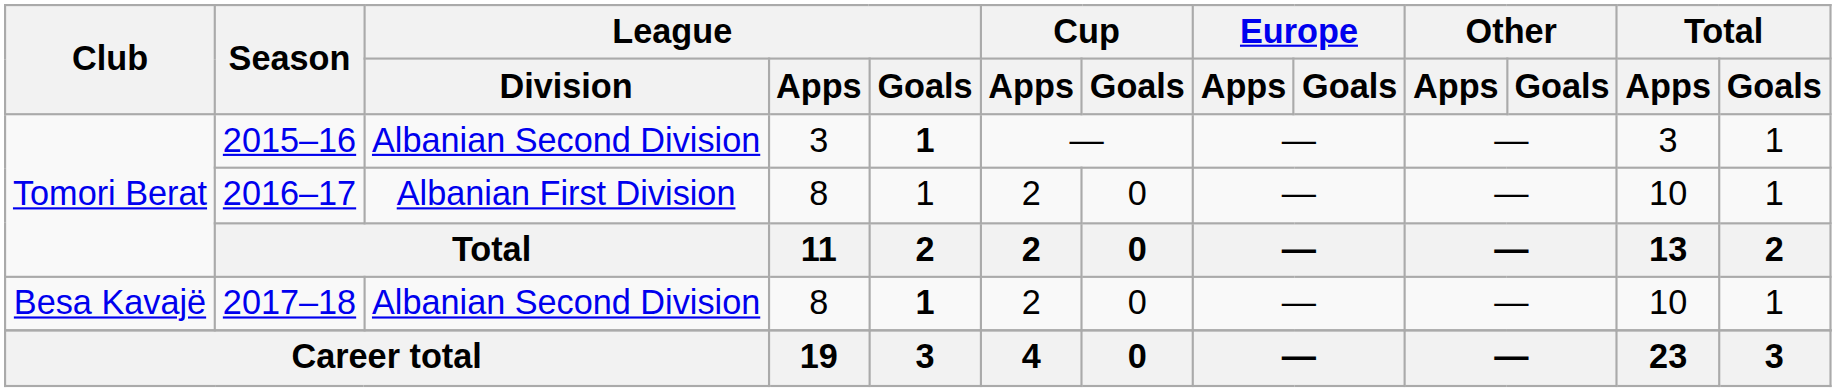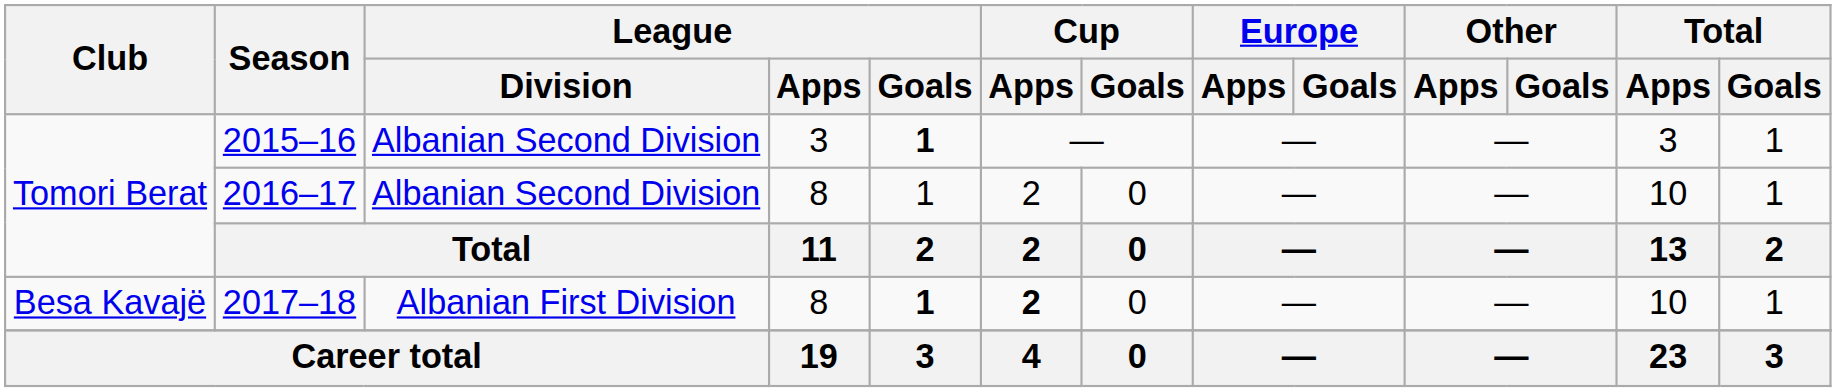(566, 194) Albanian First Division -> (566, 194) Albanian Second Division
(566, 303) Albanian Second Division -> (566, 303) Albanian First Division
(1031, 303) normal -> (1031, 303) bold
